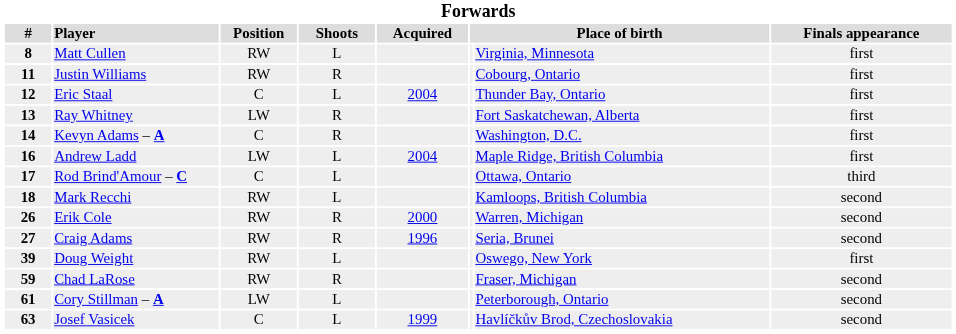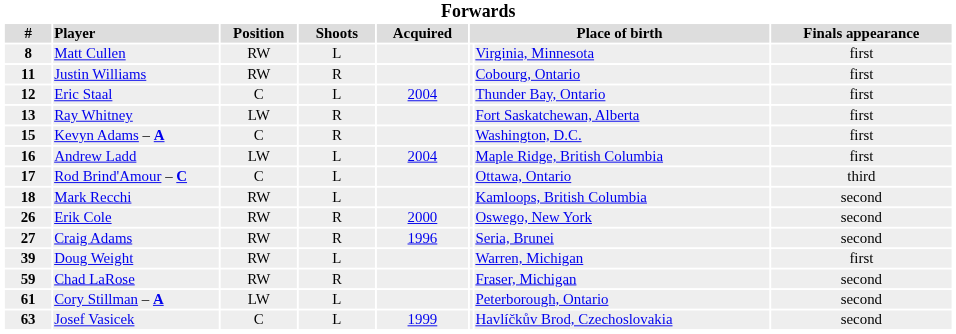(28, 135) 14 -> (28, 135) 15
(529, 217) Warren, Michigan -> (534, 217) Oswego, New York
(534, 258) Oswego, New York -> (529, 258) Warren, Michigan
